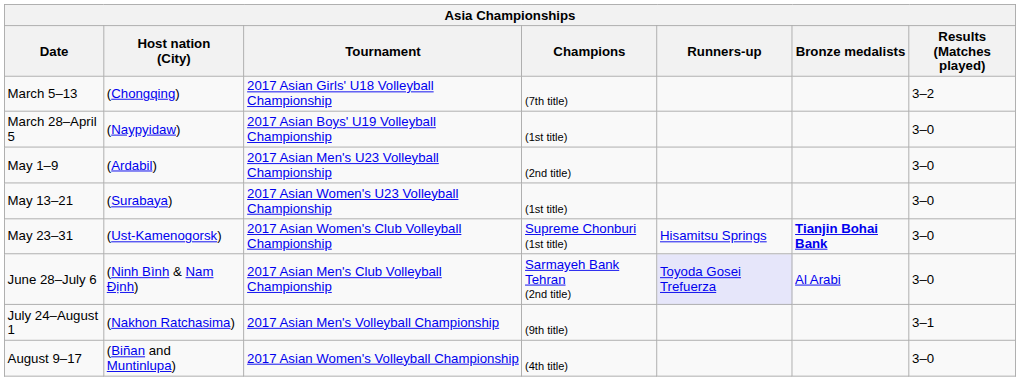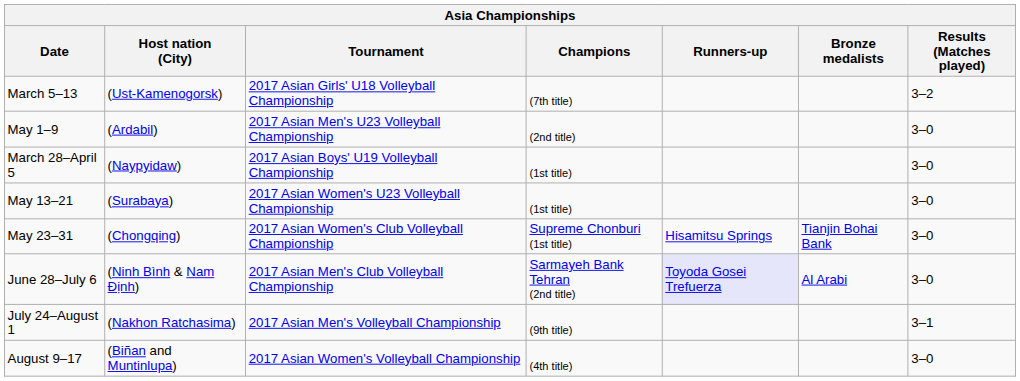(143, 94) (Chongqing) -> (165, 94) (Ust-Kamenogorsk)
rows swapped: (52, 130) <-> (33, 165)
(164, 237) (Ust-Kamenogorsk) -> (144, 237) (Chongqing)
(837, 237) bold -> (840, 237) normal
